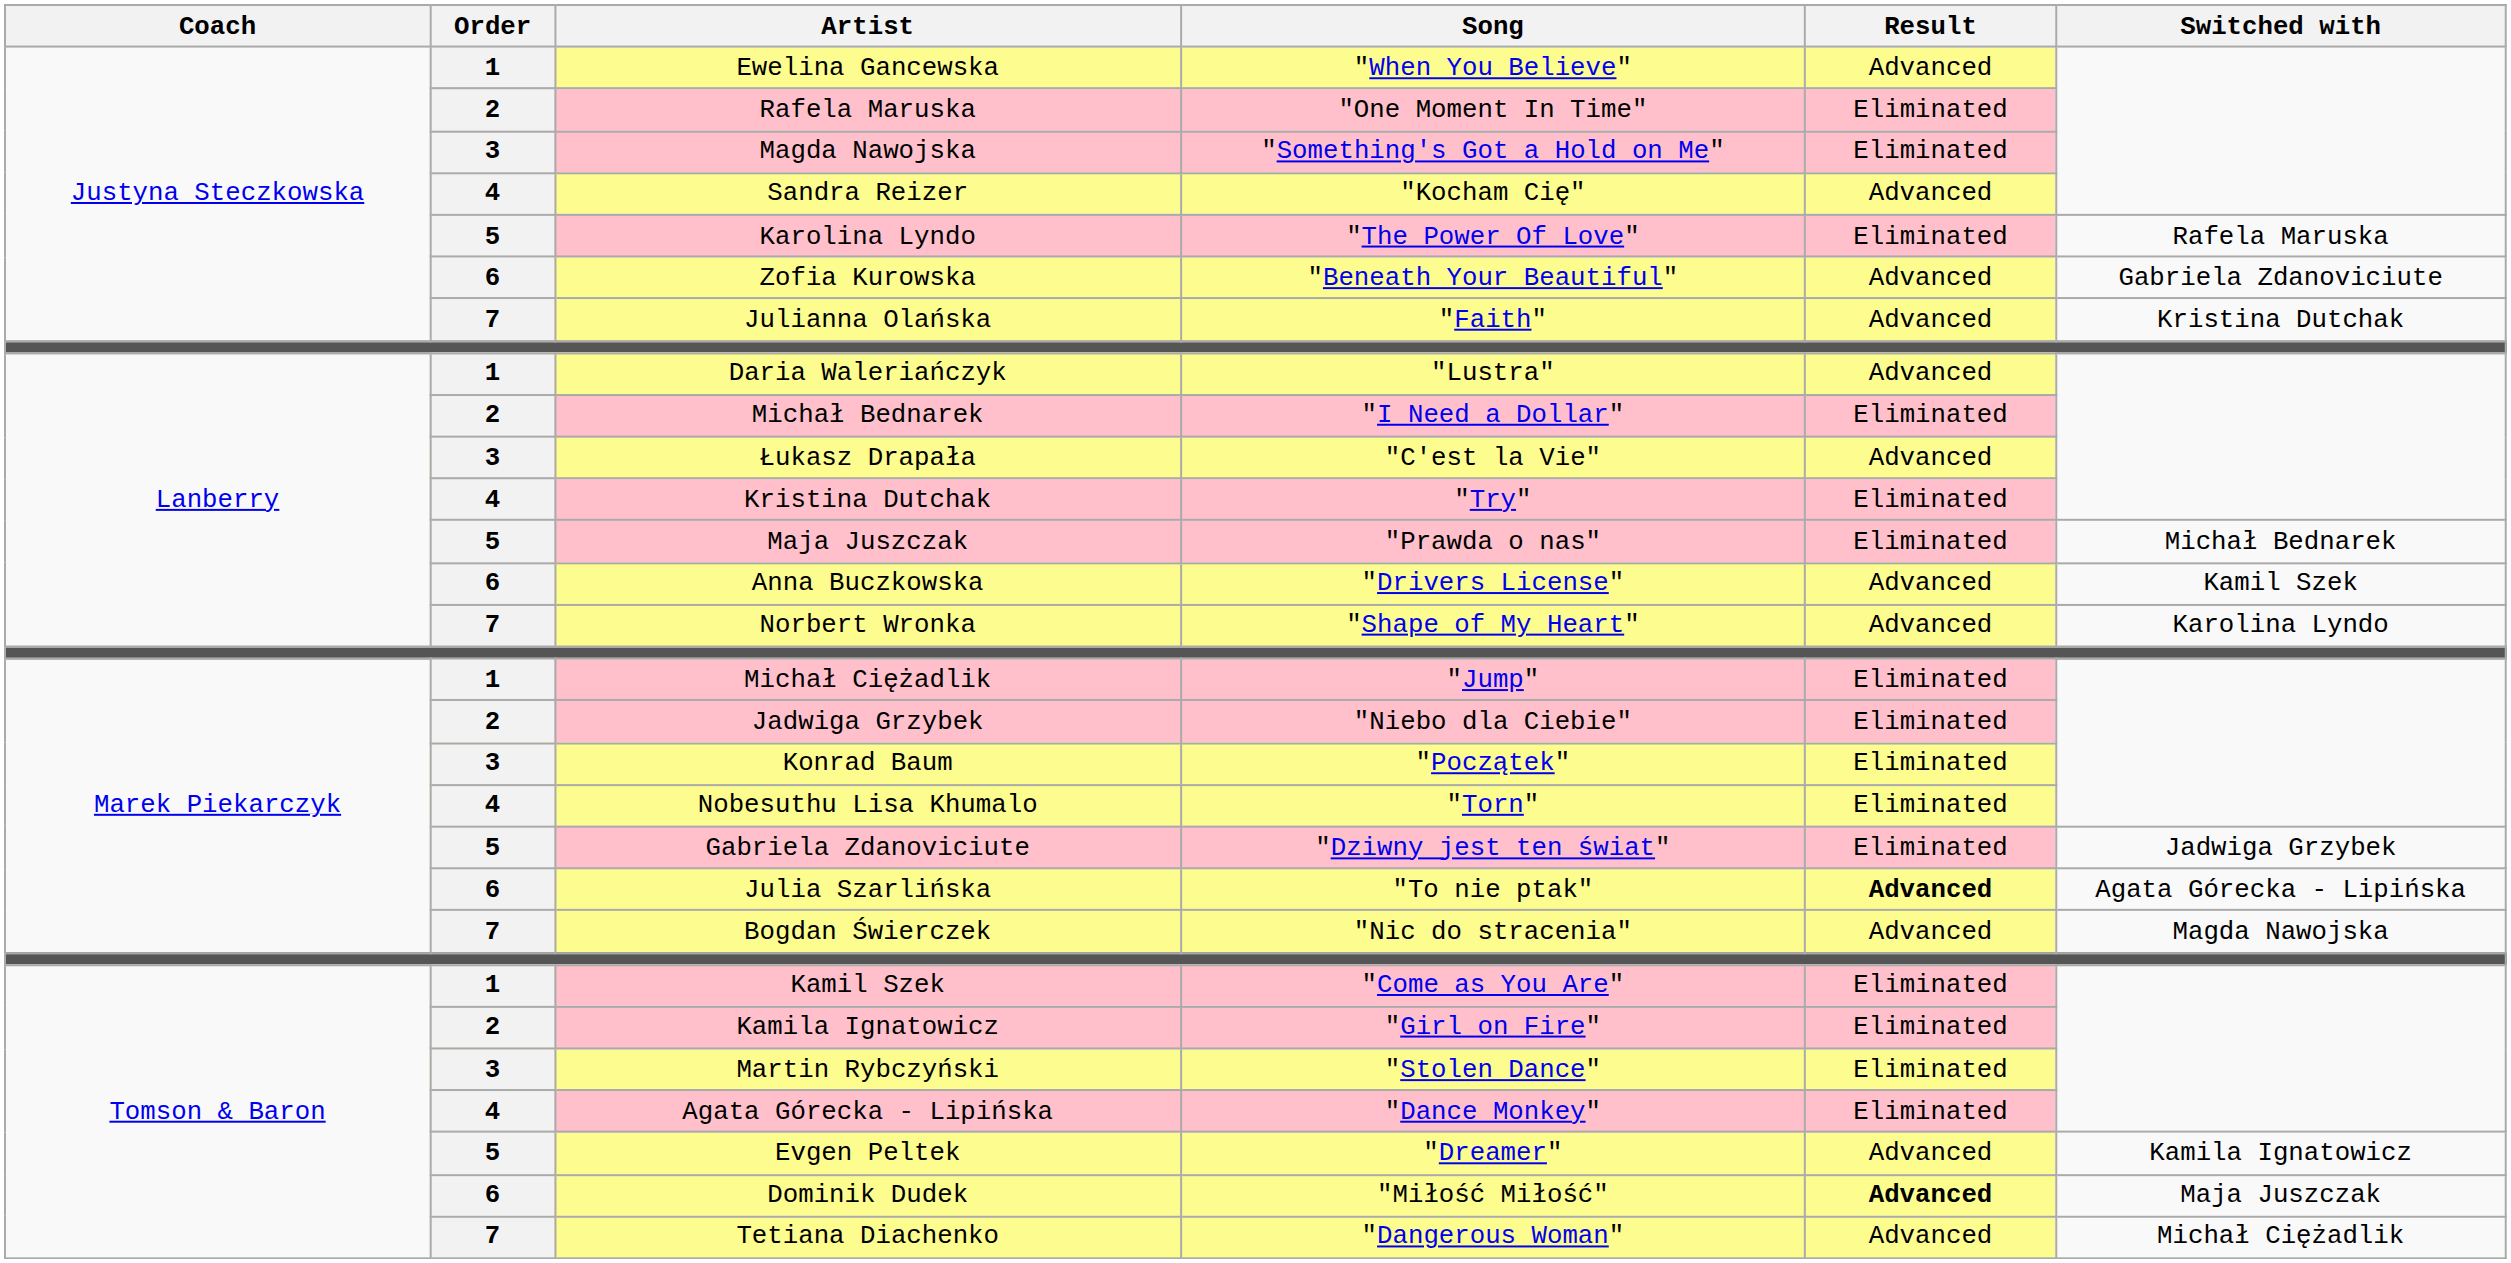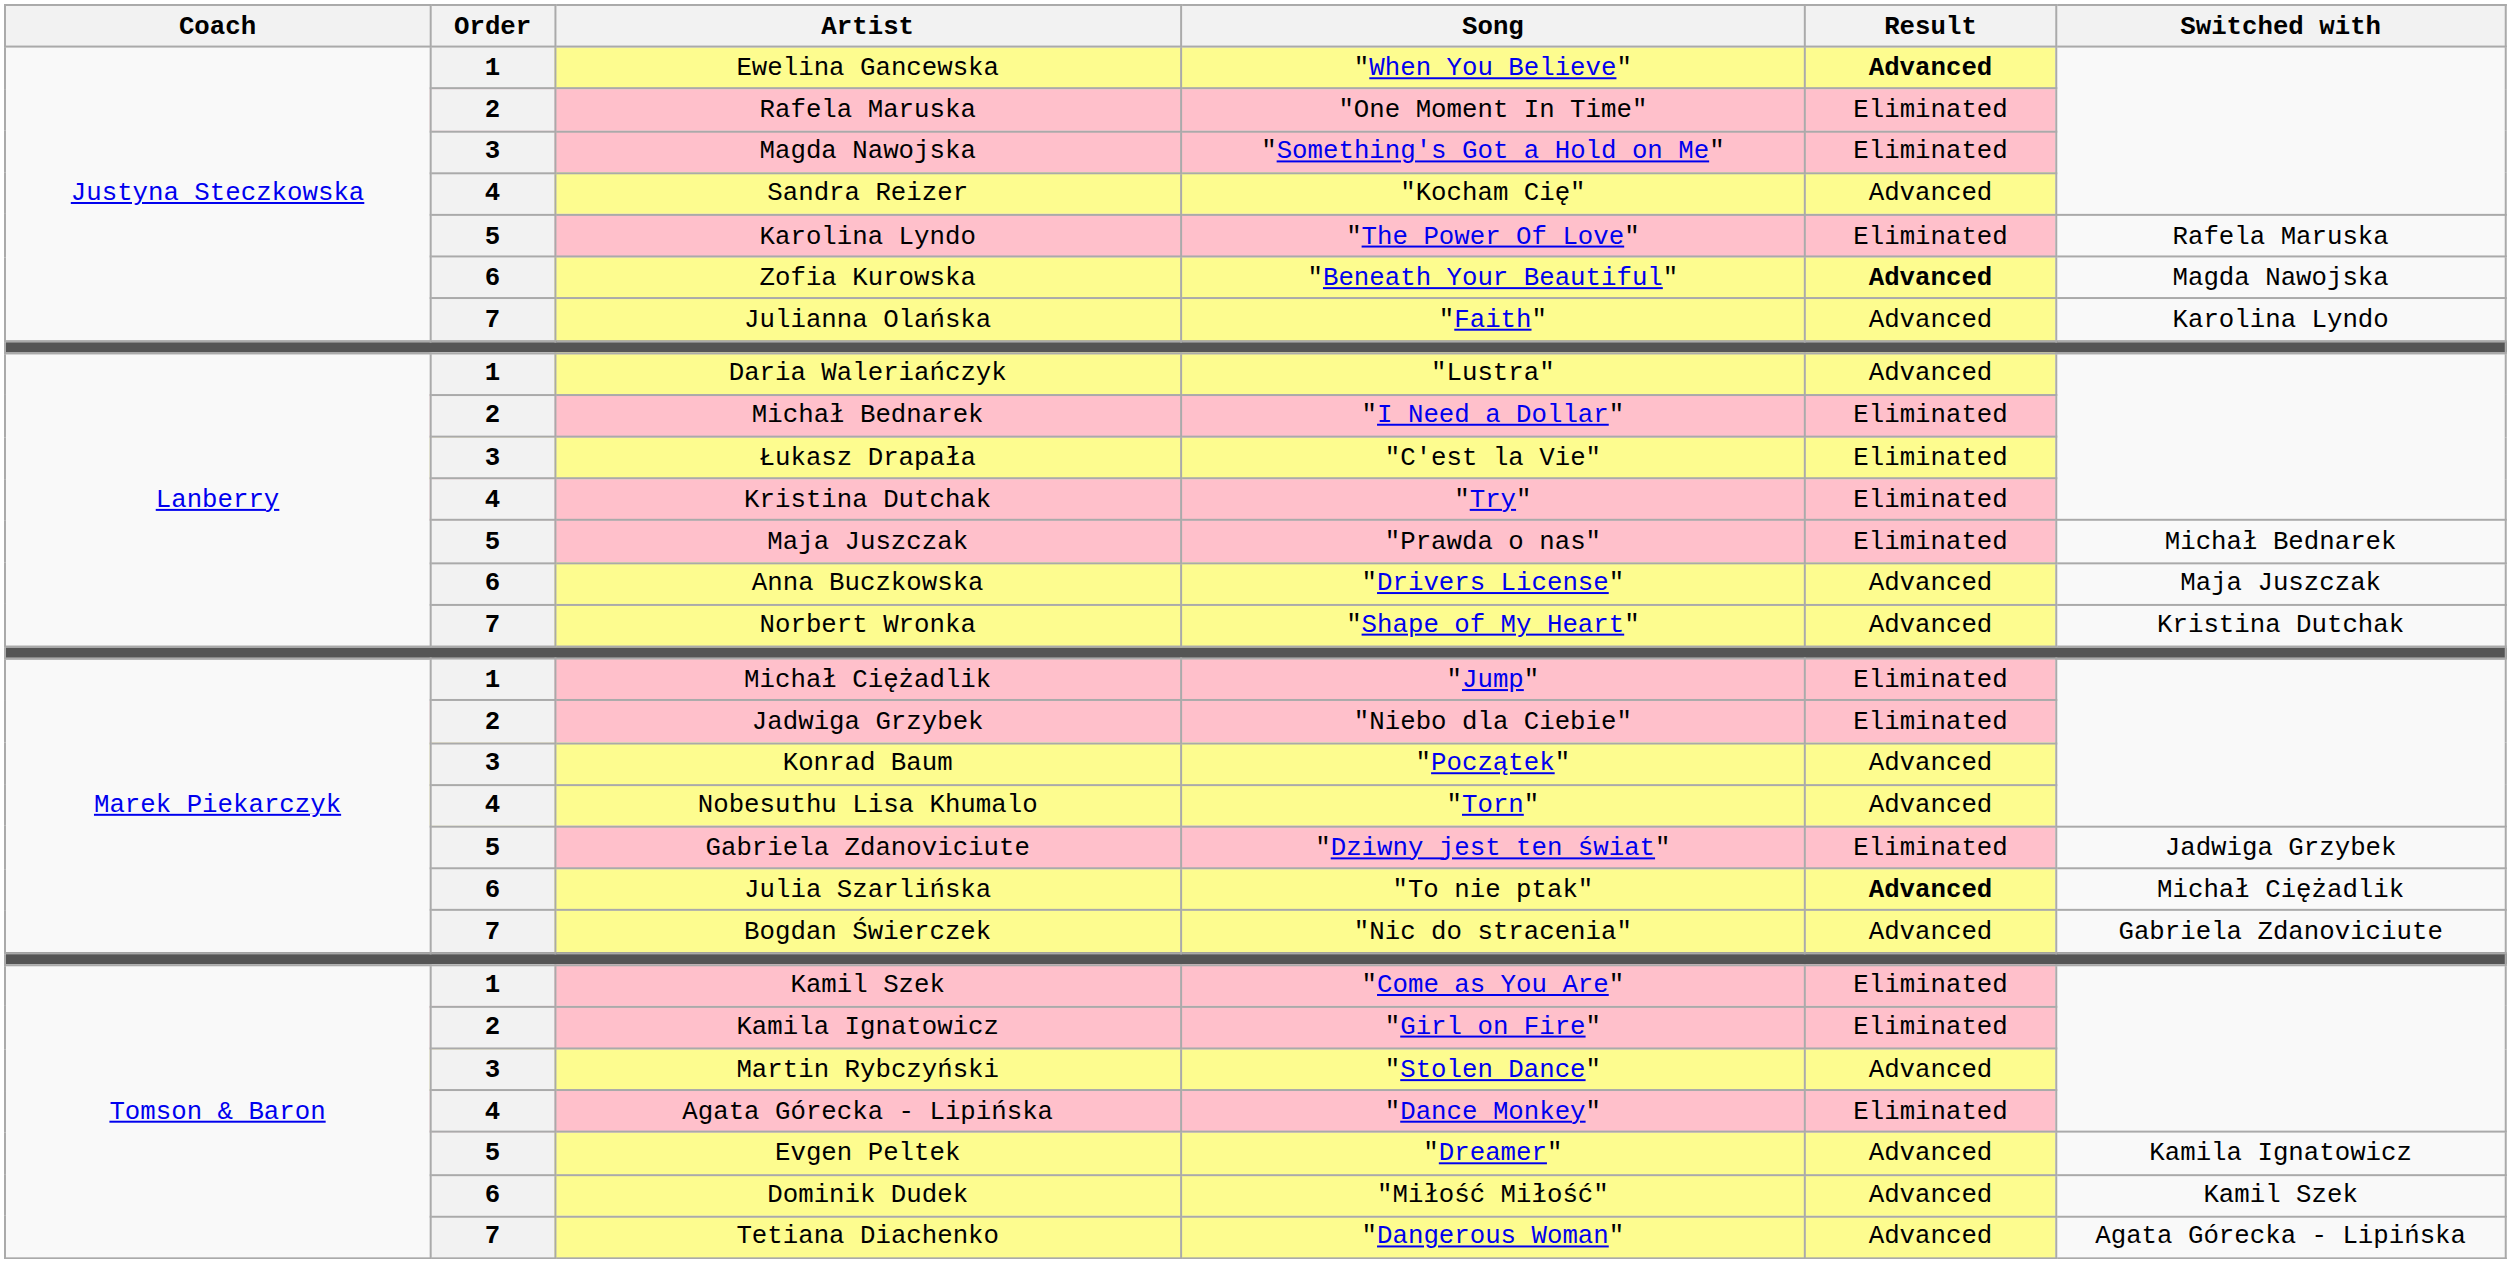(1931, 68) normal -> (1931, 68) bold
(1931, 278) normal -> (1931, 278) bold
(2281, 278) Gabriela Zdanoviciute -> (2281, 278) Magda Nawojska
(2281, 320) Kristina Dutchak -> (2281, 320) Karolina Lyndo
(1931, 458) Advanced -> (1931, 458) Eliminated
(2281, 584) Kamil Szek -> (2281, 584) Maja Juszczak
(2281, 626) Karolina Lyndo -> (2281, 626) Kristina Dutchak
(1931, 764) Eliminated -> (1931, 764) Advanced
(1931, 806) Eliminated -> (1931, 806) Advanced
(2281, 889) Agata Górecka - Lipińska -> (2281, 889) Michał Ciężadlik
(2281, 931) Magda Nawojska -> (2281, 931) Gabriela Zdanoviciute
(1931, 1070) Eliminated -> (1931, 1070) Advanced
(1931, 1195) bold -> (1931, 1195) normal
(2281, 1195) Maja Juszczak -> (2281, 1195) Kamil Szek
(2281, 1237) Michał Ciężadlik -> (2281, 1237) Agata Górecka - Lipińska
